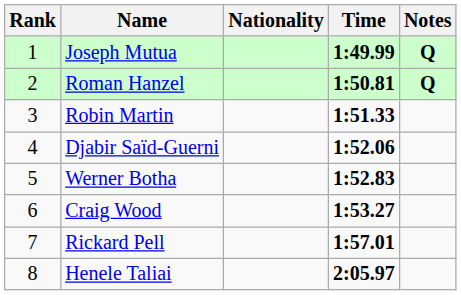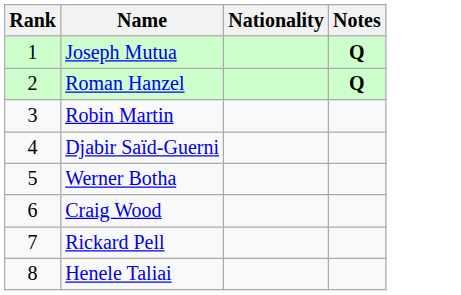- column: (364, 20)
